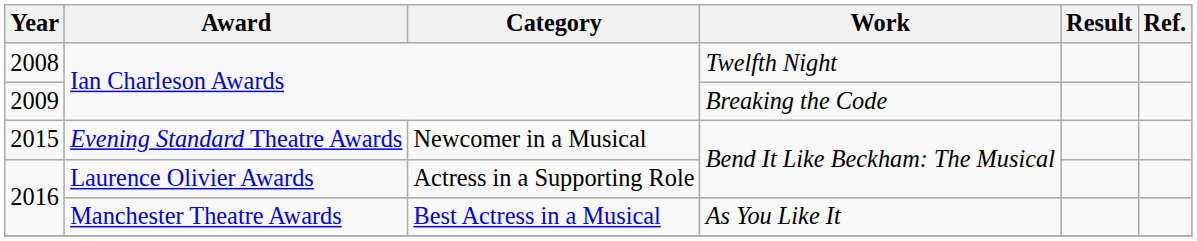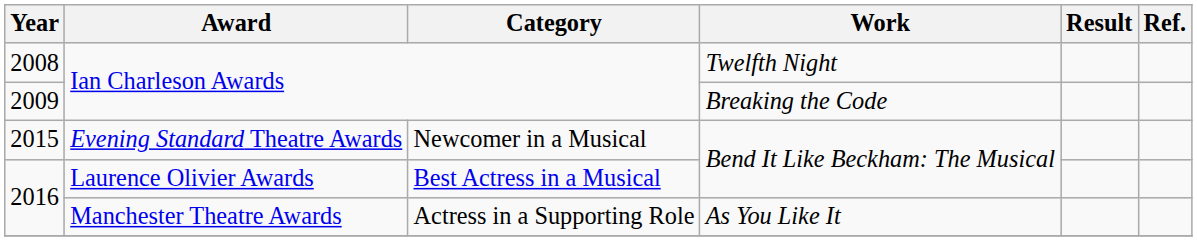(554, 178) Actress in a Supporting Role -> (537, 178) Best Actress in a Musical
(537, 216) Best Actress in a Musical -> (554, 216) Actress in a Supporting Role
